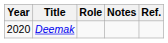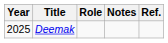(19, 29) 2020 -> (19, 29) 2025
